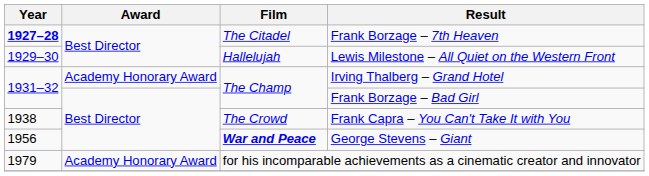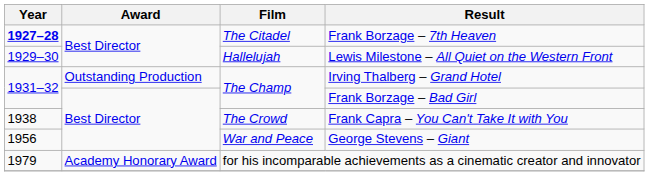(141, 77) Academy Honorary Award -> (133, 77) Outstanding Production
(269, 139) bold -> (268, 139) normal
